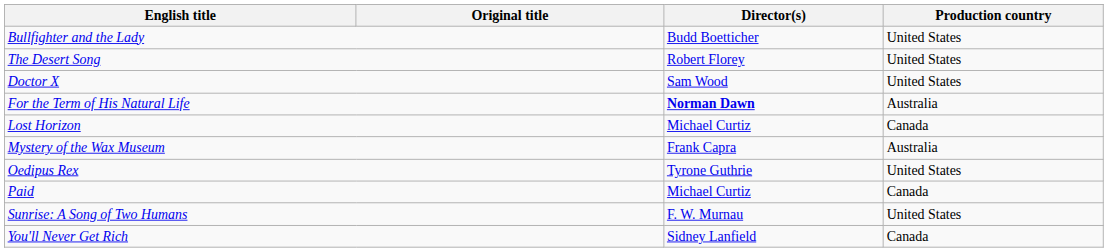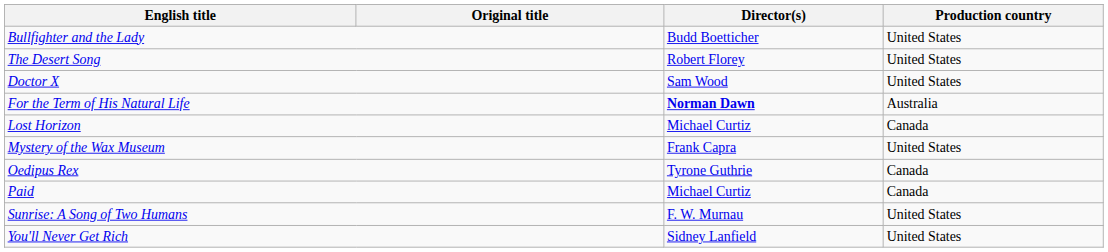(912, 147) Australia -> (924, 147) United States
(924, 170) United States -> (908, 170) Canada
(908, 236) Canada -> (924, 236) United States
